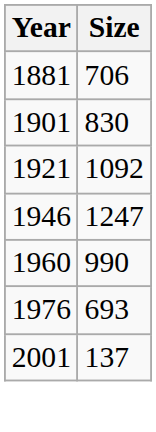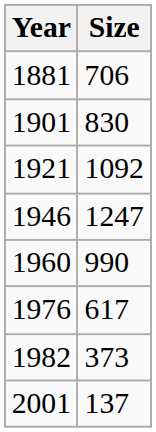(107, 309) 693 -> (107, 309) 617
+ row: (41, 356)
